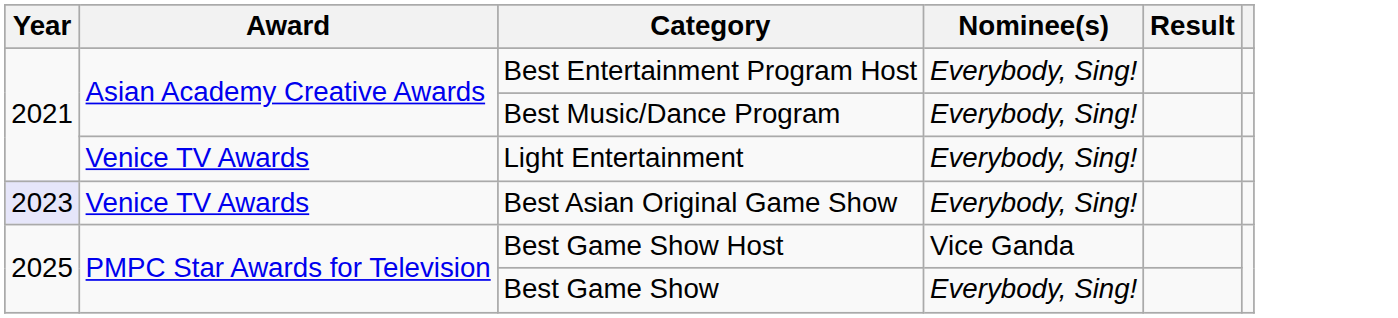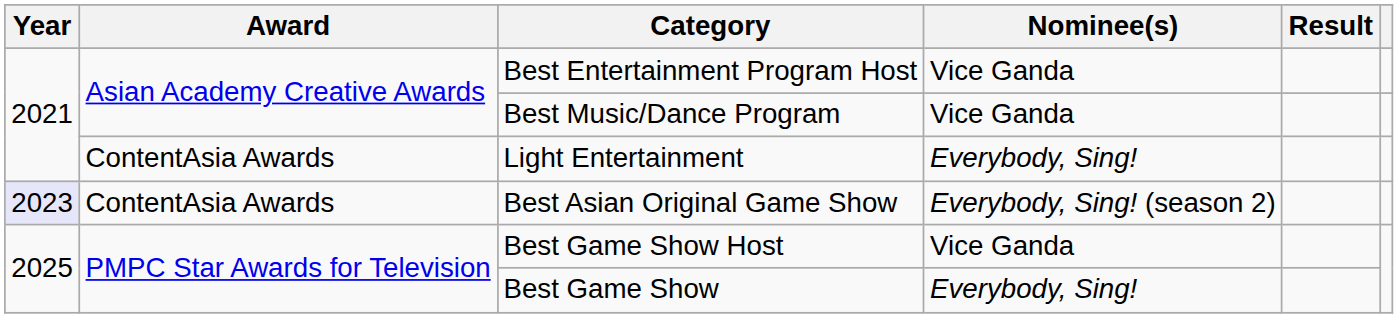(1034, 70) Everybody, Sing! -> (1002, 70) Vice Ganda
(1034, 114) Everybody, Sing! -> (1002, 114) Vice Ganda
(197, 158) Venice TV Awards -> (210, 158) ContentAsia Awards
(197, 202) Venice TV Awards -> (210, 202) ContentAsia Awards
(1034, 202) Everybody, Sing! -> (1103, 202) Everybody, Sing! (season 2)
